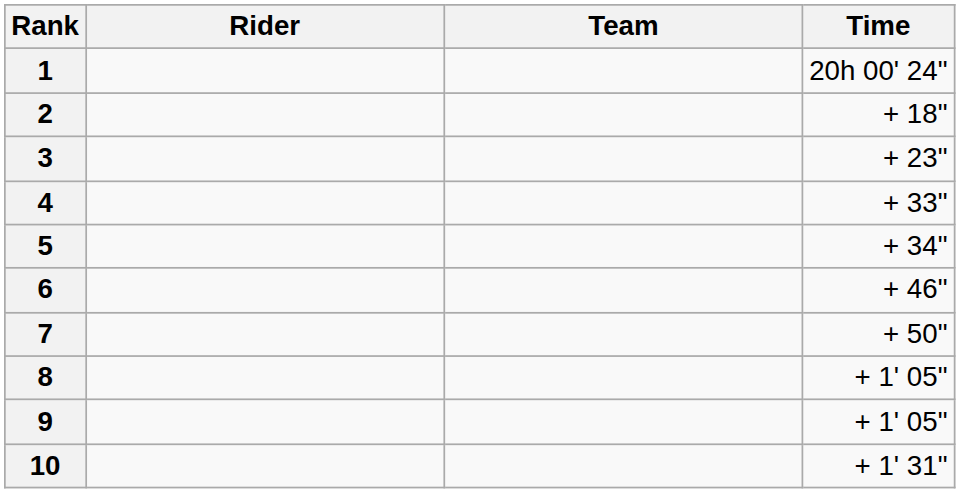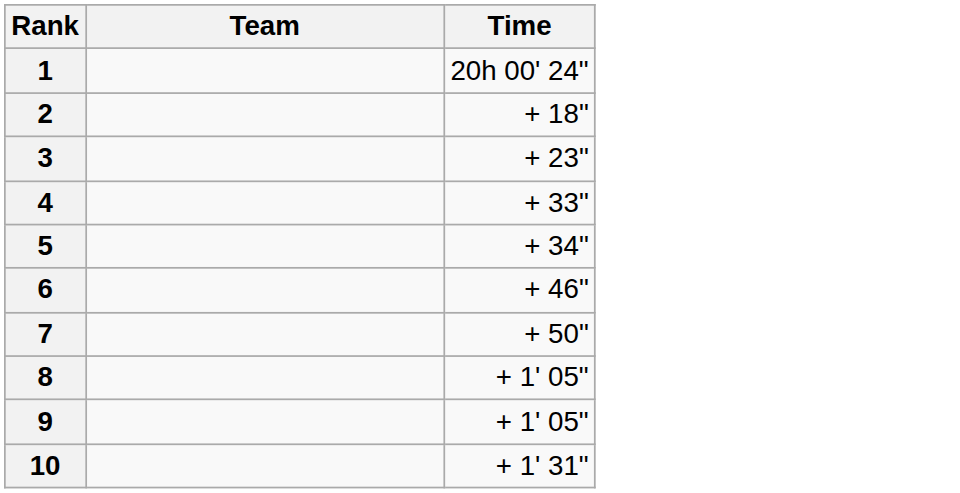- column: (265, 26)
